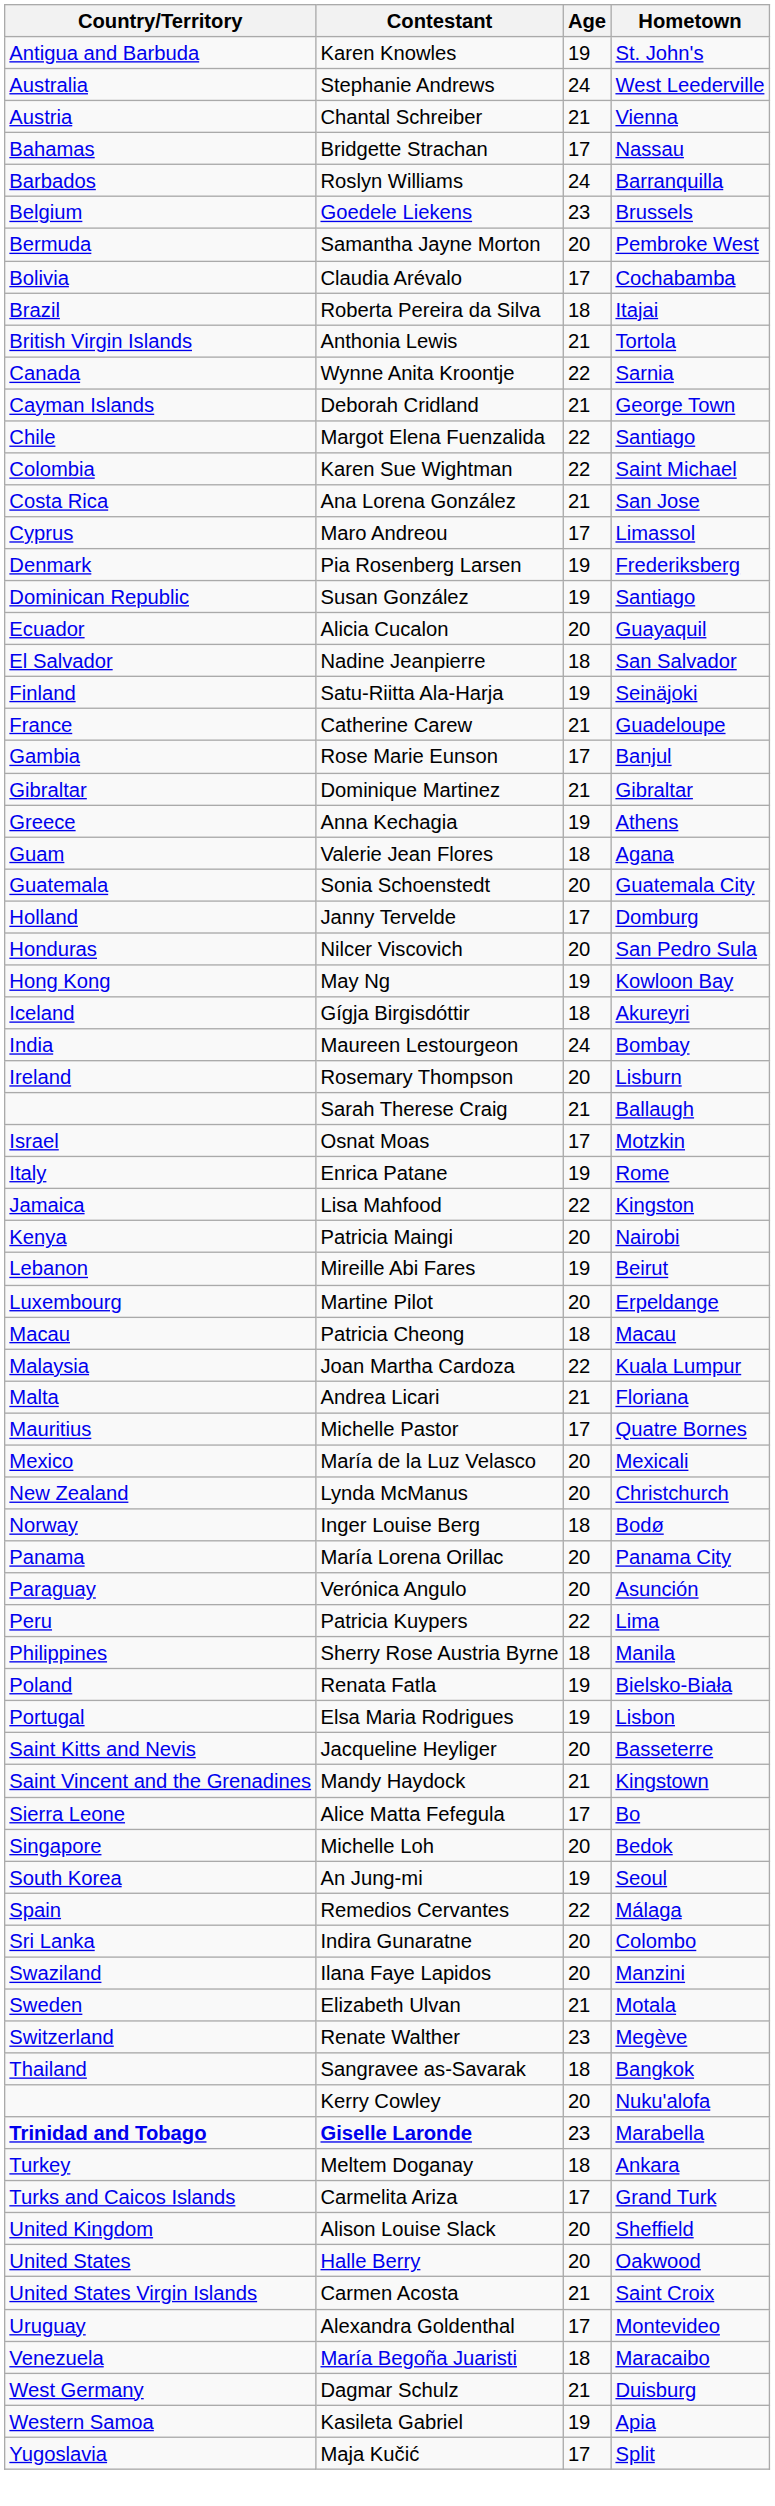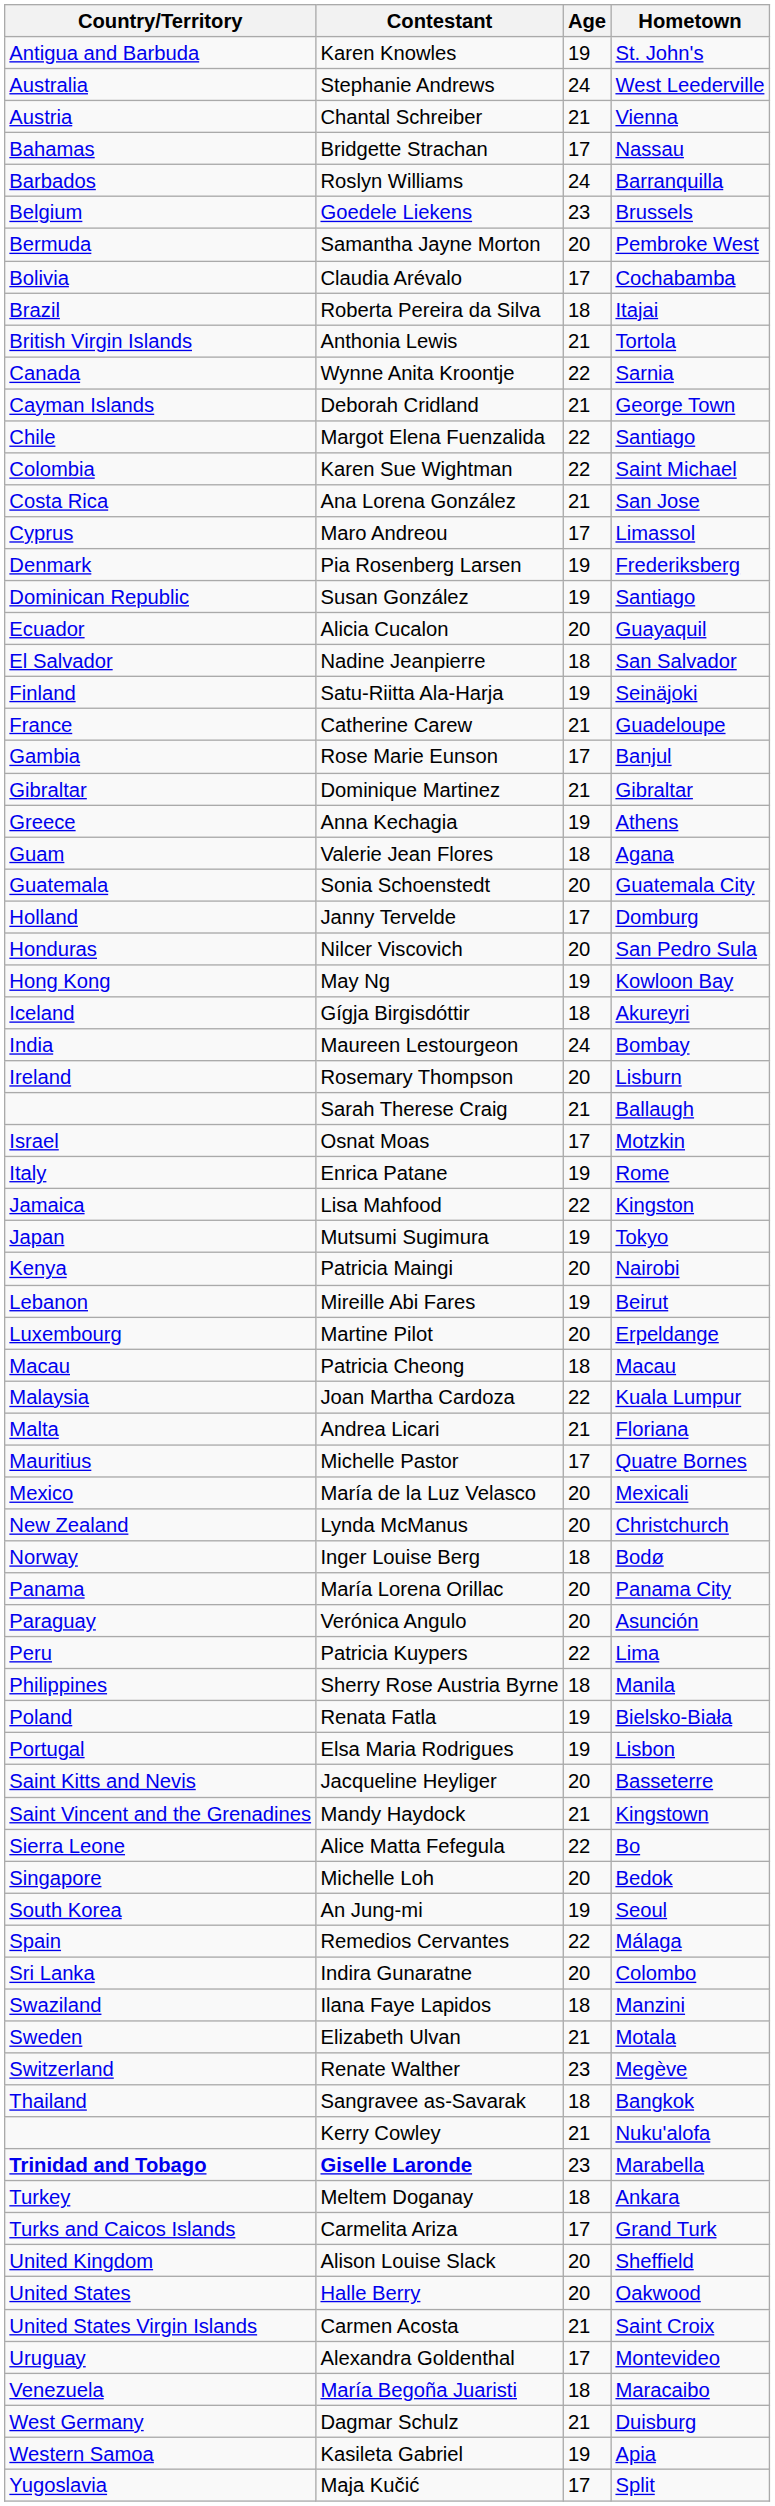+ row: (405, 1237)
(579, 1813) 17 -> (579, 1845) 22
(579, 1973) 20 -> (579, 2005) 18
(579, 2101) 20 -> (579, 2133) 21
